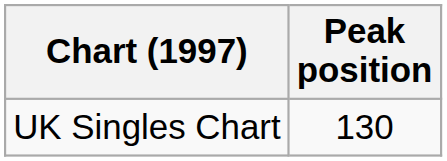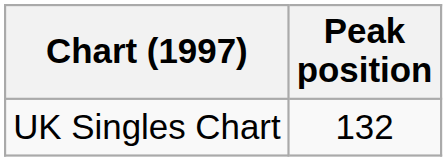(365, 126) 130 -> (365, 126) 132
